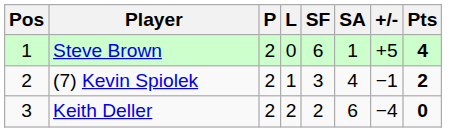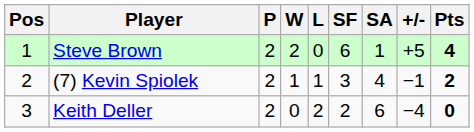+ column: (294, 19)
